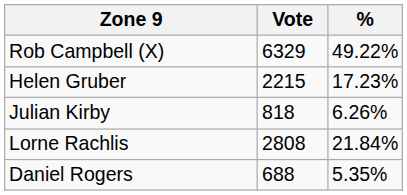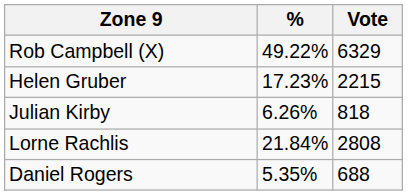columns swapped: (293, 19) <-> (365, 19)
